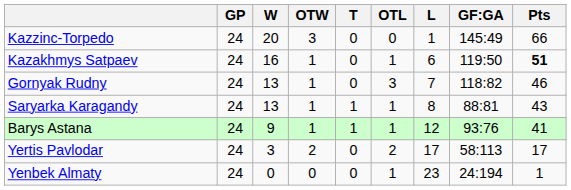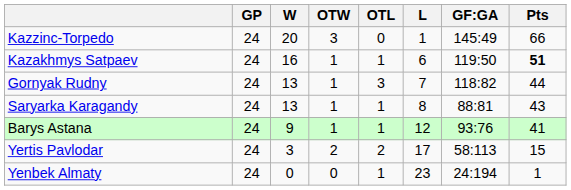- column: (353, 15)
(539, 83) 46 -> (537, 83) 44
(539, 151) 17 -> (537, 151) 15
